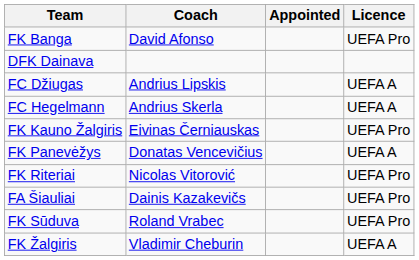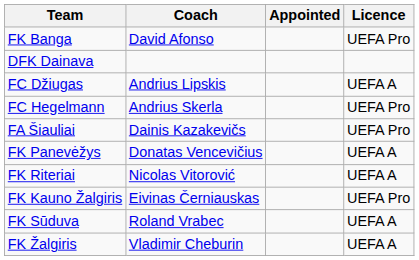(372, 107) UEFA A -> (379, 107) UEFA Pro
rows swapped: (65, 130) <-> (41, 198)
(379, 175) UEFA Pro -> (372, 175) UEFA A
(379, 221) UEFA Pro -> (372, 221) UEFA A
